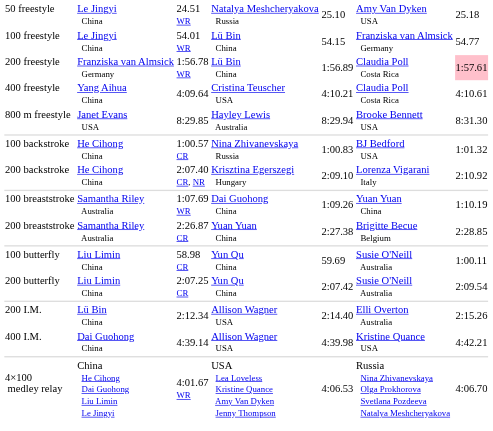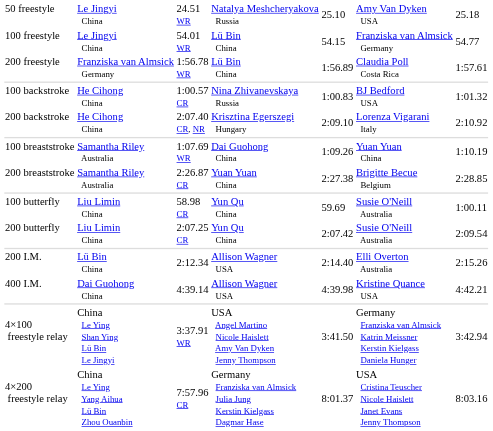(471, 67) pink background -> (471, 67) no background
- row: (32, 94)
- row: (38, 120)
+ row: (36, 336)
+ row: (36, 398)
- row: (34, 389)
